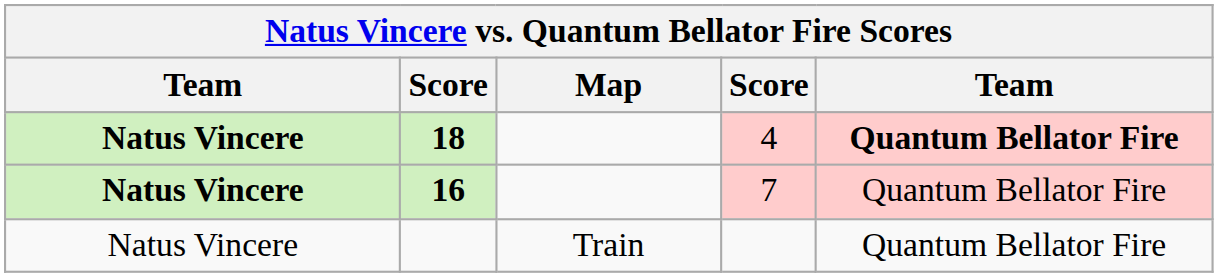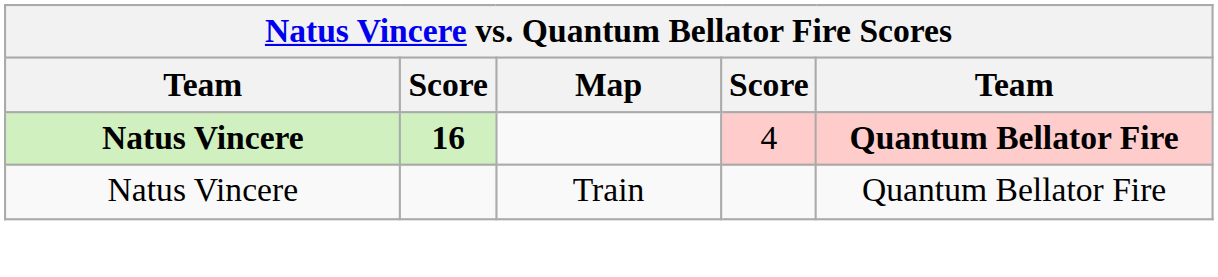(448, 137) 18 -> (448, 137) 16
- row: (769, 191)
